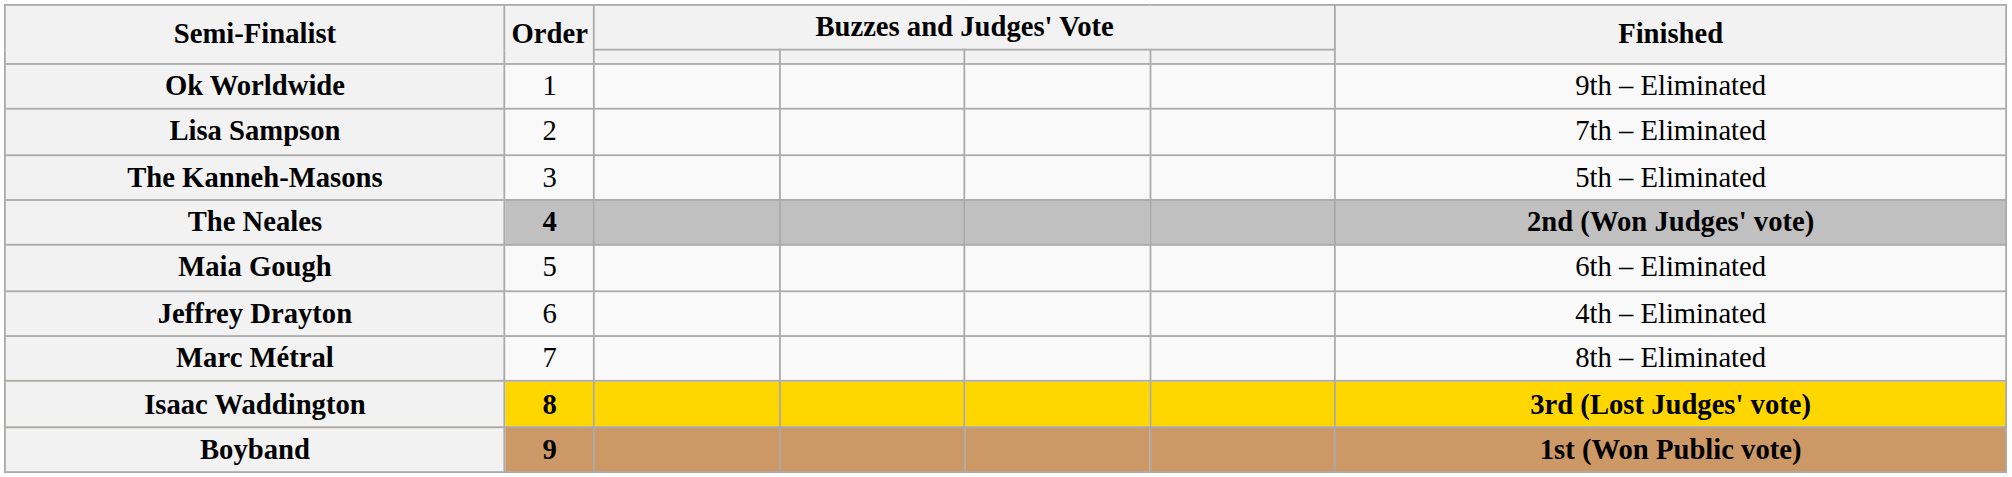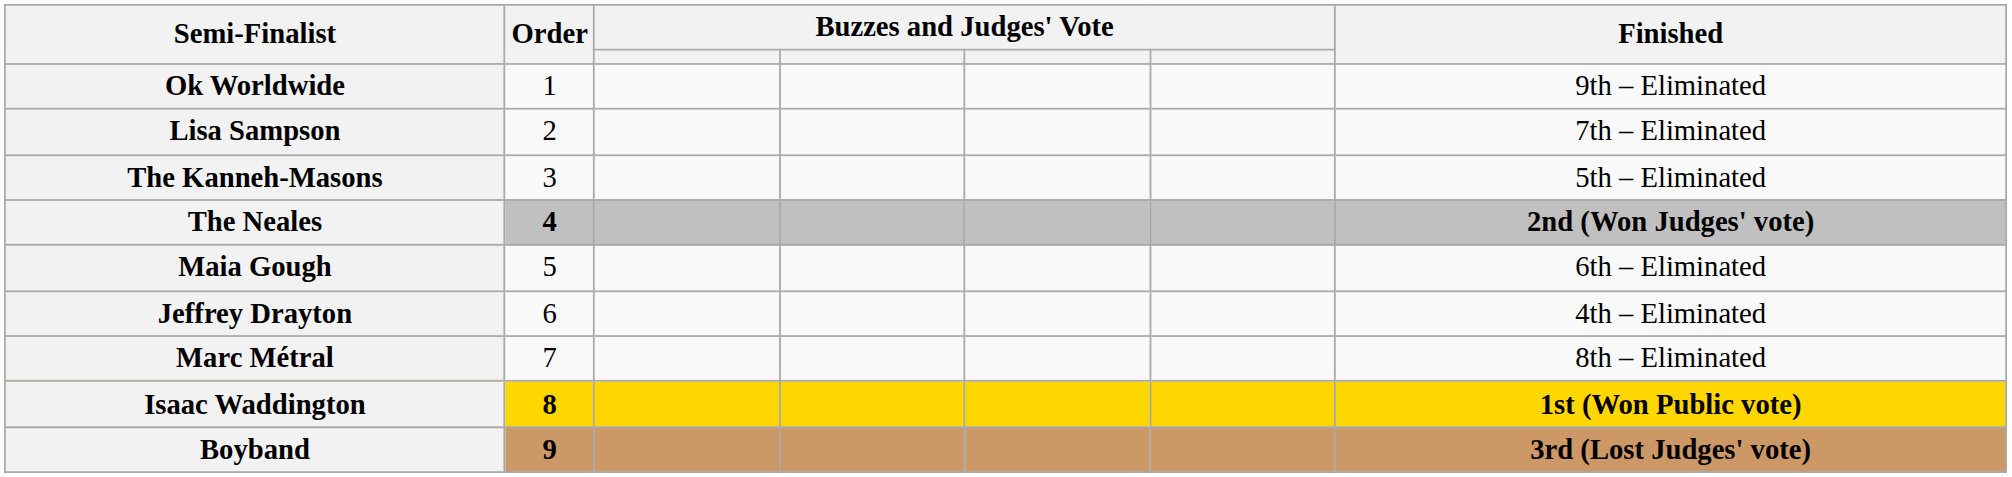(1671, 403) 3rd (Lost Judges' vote) -> (1671, 403) 1st (Won Public vote)
(1671, 449) 1st (Won Public vote) -> (1671, 449) 3rd (Lost Judges' vote)
